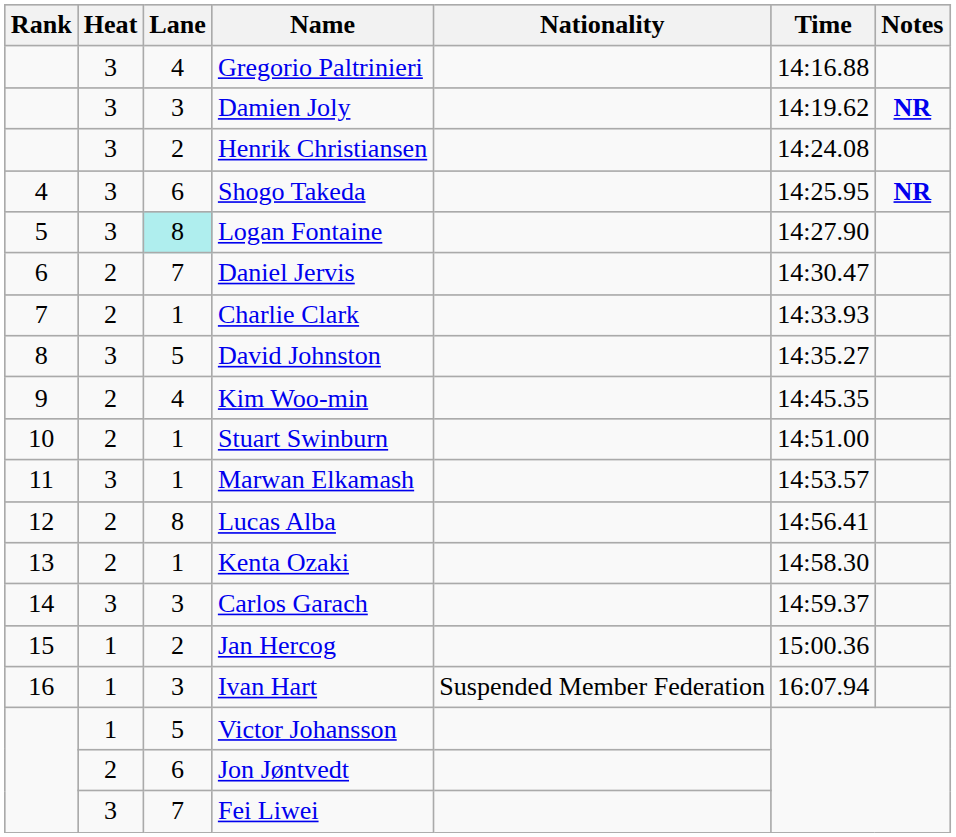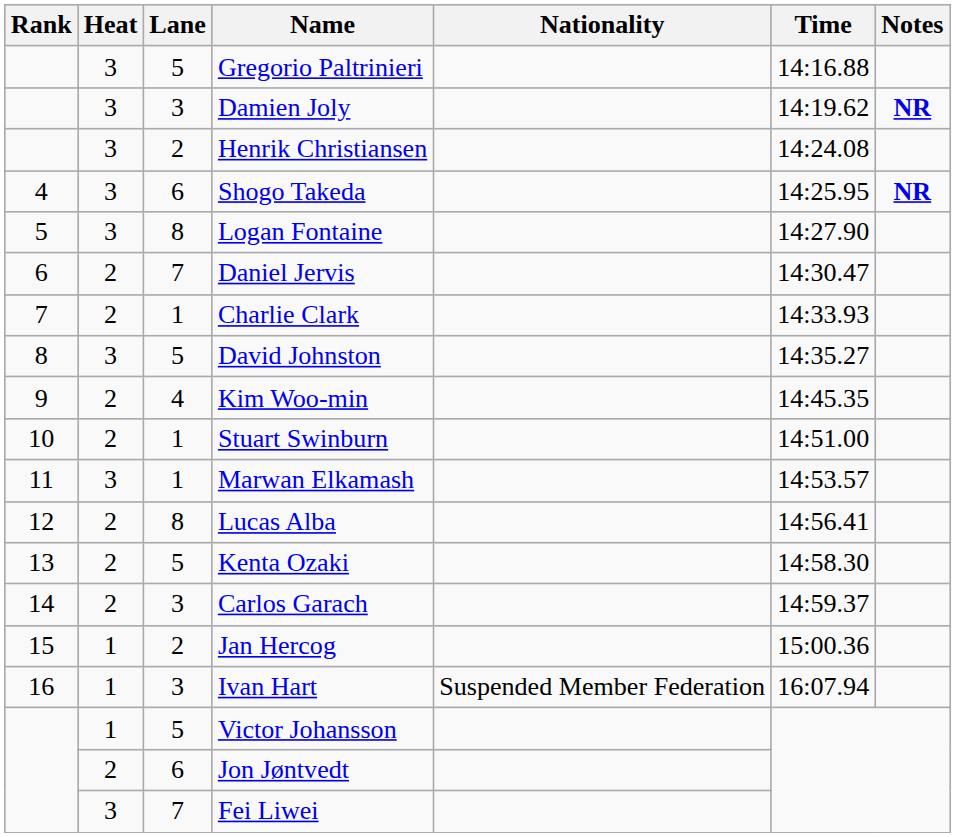(178, 66) 4 -> (178, 66) 5
(178, 231) paleturquoise background -> (178, 231) no background
(178, 562) 1 -> (178, 562) 5
(111, 604) 3 -> (111, 604) 2
